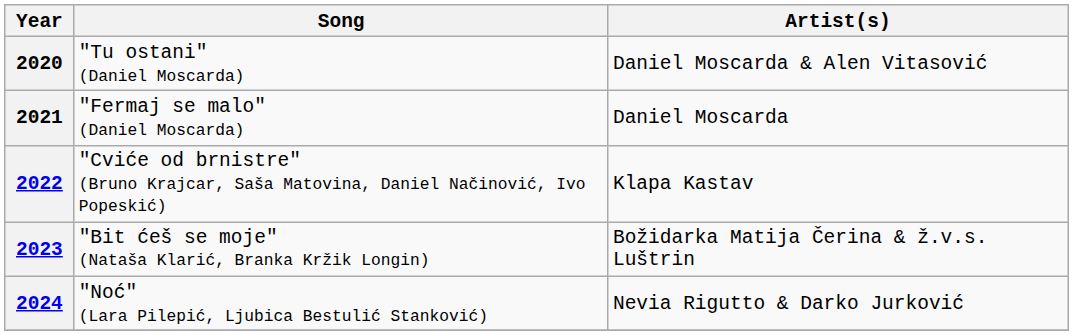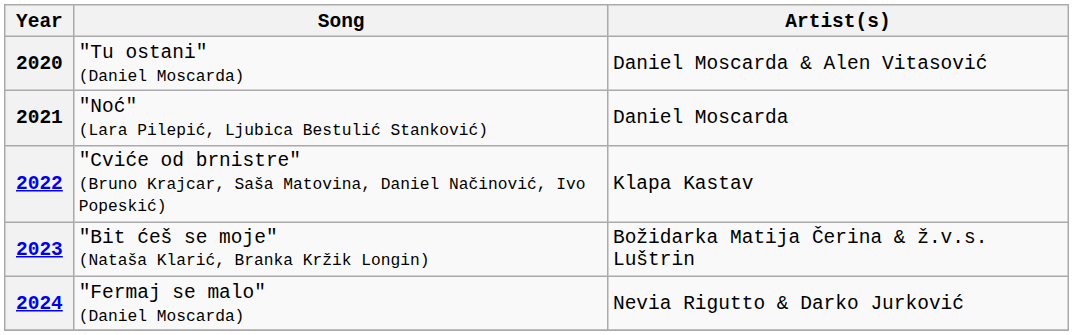(172, 117) "Fermaj se malo" (Daniel Moscarda) -> (283, 117) "Noć" (Lara Pilepić, Ljubica Bestulić Stanković)
(283, 303) "Noć" (Lara Pilepić, Ljubica Bestulić Stanković) -> (172, 303) "Fermaj se malo" (Daniel Moscarda)
